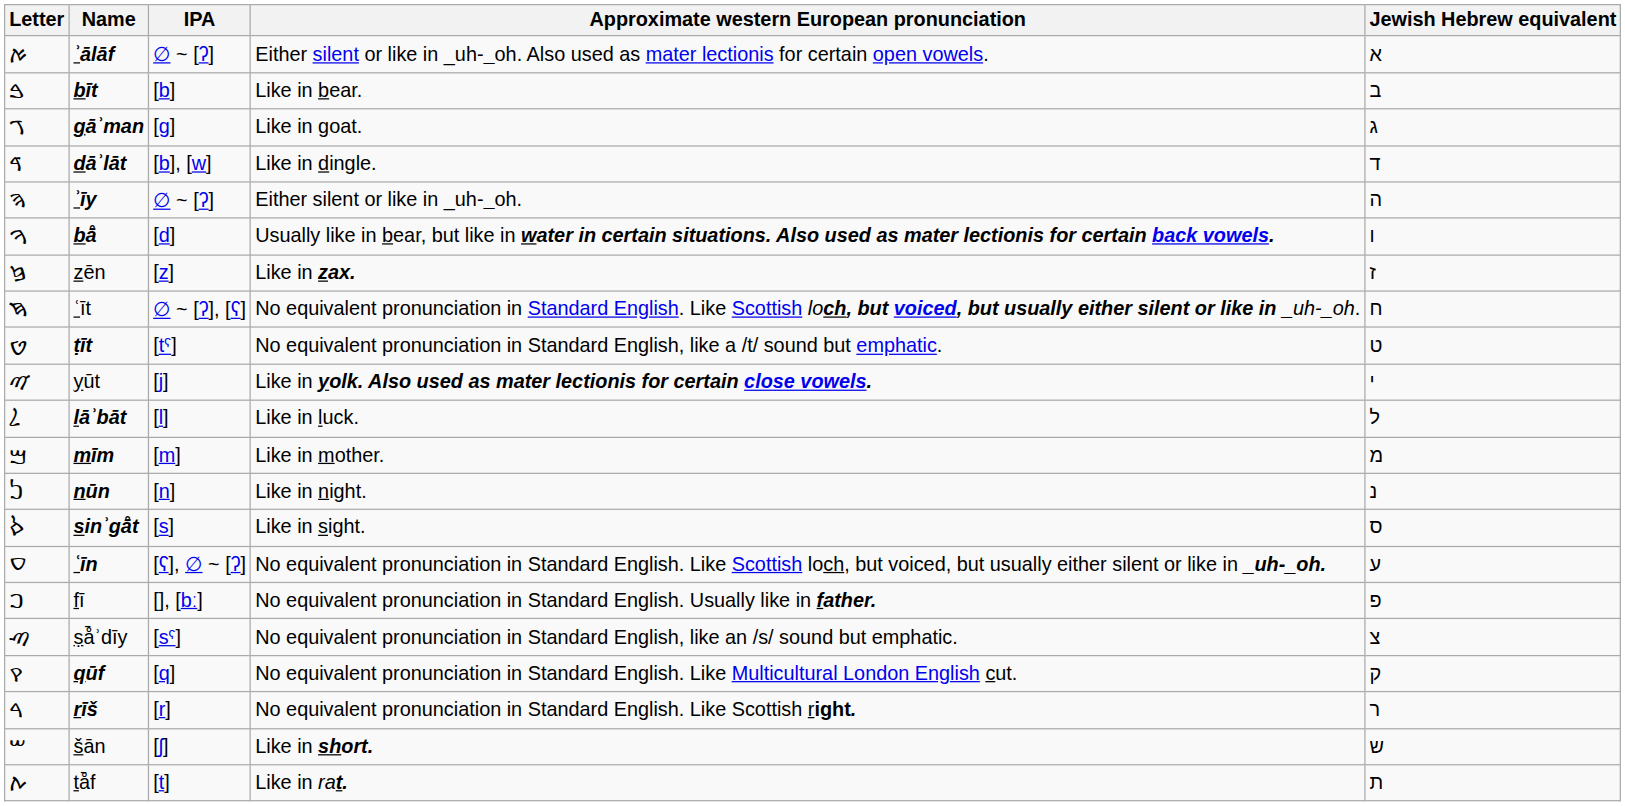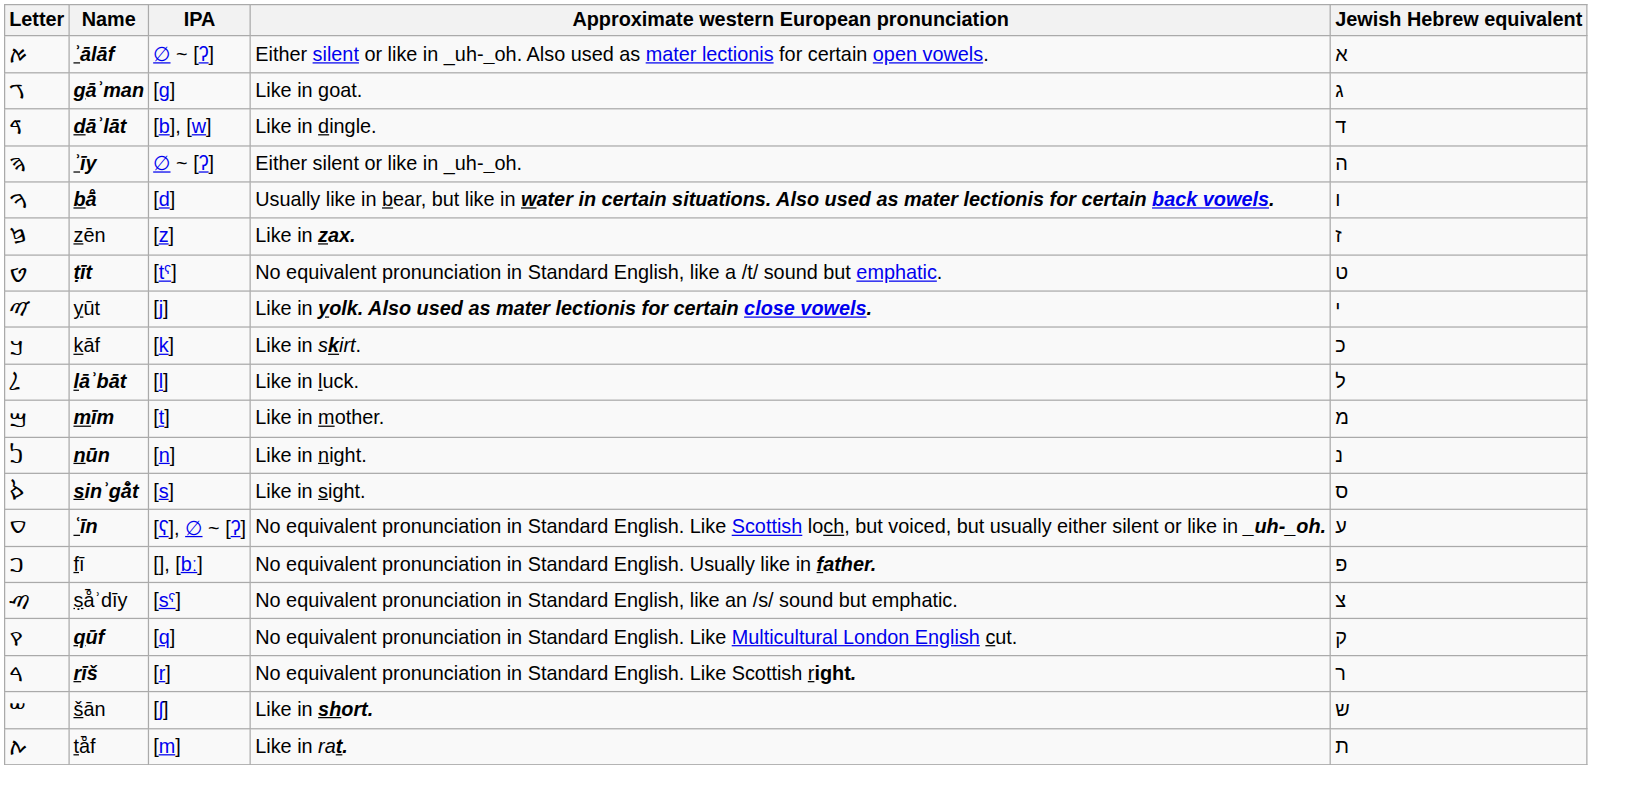- row: (86, 90)
- row: (82, 309)
+ row: (87, 345)
(167, 454) [m] -> (161, 418) [t]
(161, 782) [t] -> (167, 746) [m]
